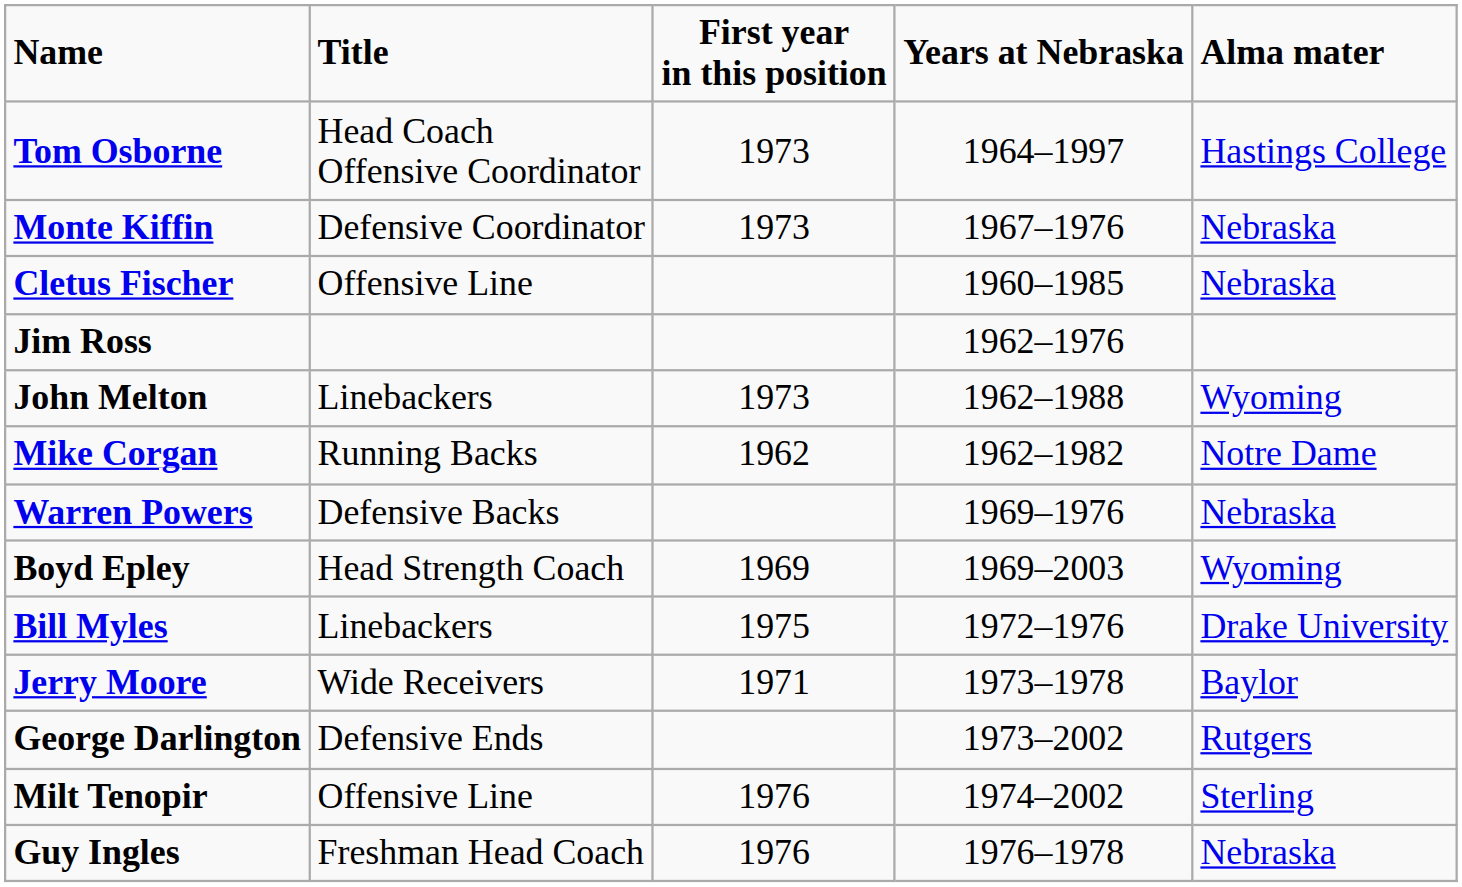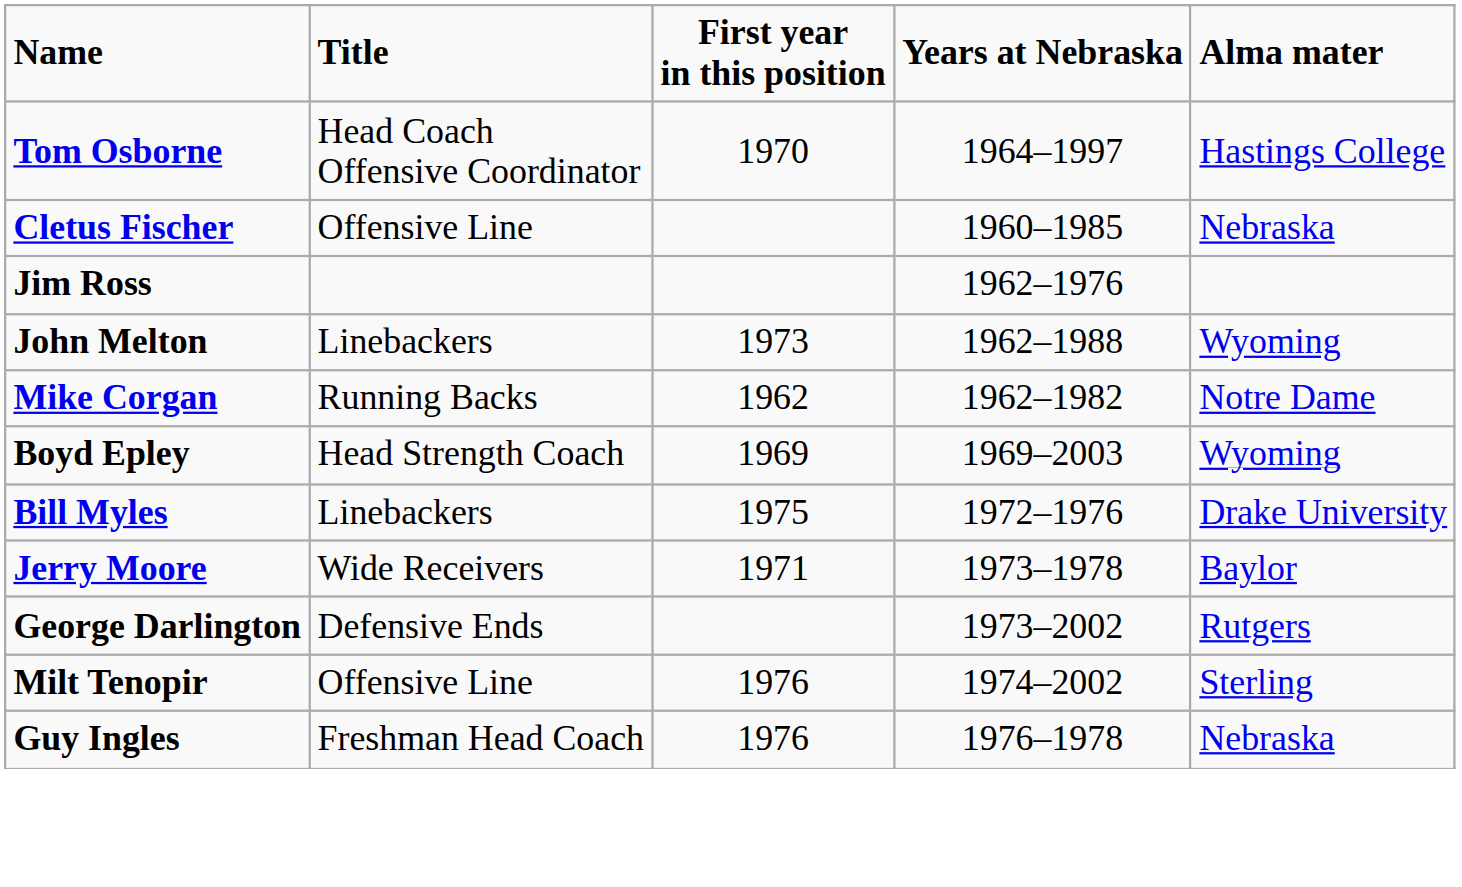(774, 150) 1973 -> (773, 150) 1970
- row: (113, 227)
- row: (133, 511)
